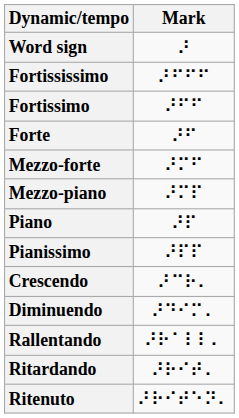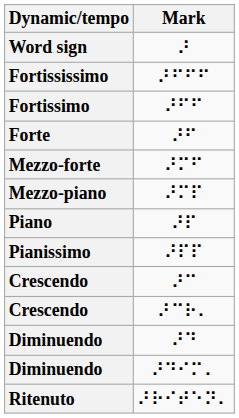+ row: (184, 282)
+ row: (184, 340)
- row: (184, 340)
- row: (184, 369)
